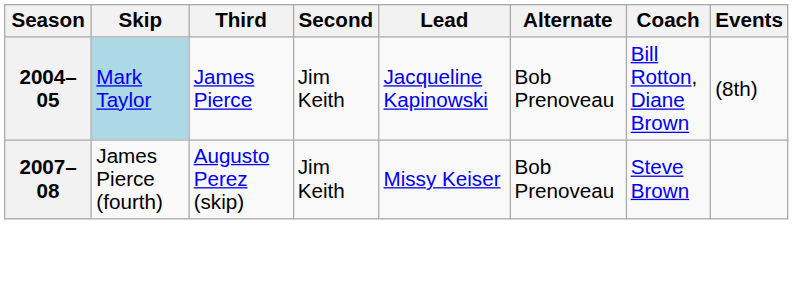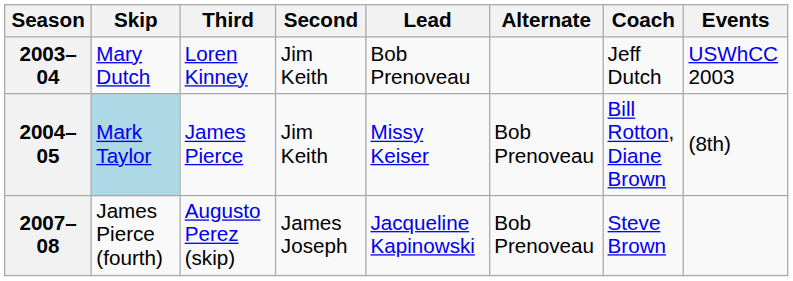+ row: (48, 65)
(436, 88) Jacqueline Kapinowski -> (400, 144) Missy Keiser
(321, 179) Jim Keith -> (314, 235) James Joseph
(442, 179) Missy Keiser -> (423, 235) Jacqueline Kapinowski
